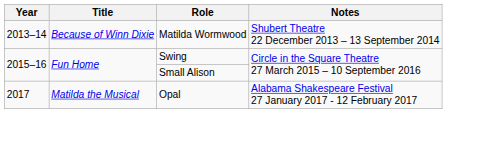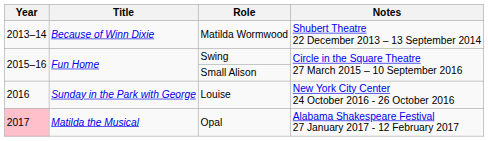+ row: (216, 94)
(18, 94) no background -> (18, 122) pink background
